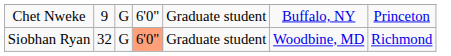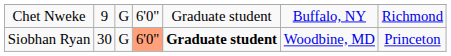(402, 16) Princeton -> (412, 16) Richmond
(104, 39) 32 -> (104, 39) 30
(216, 39) normal -> (222, 39) bold
(402, 39) Richmond -> (412, 39) Princeton
